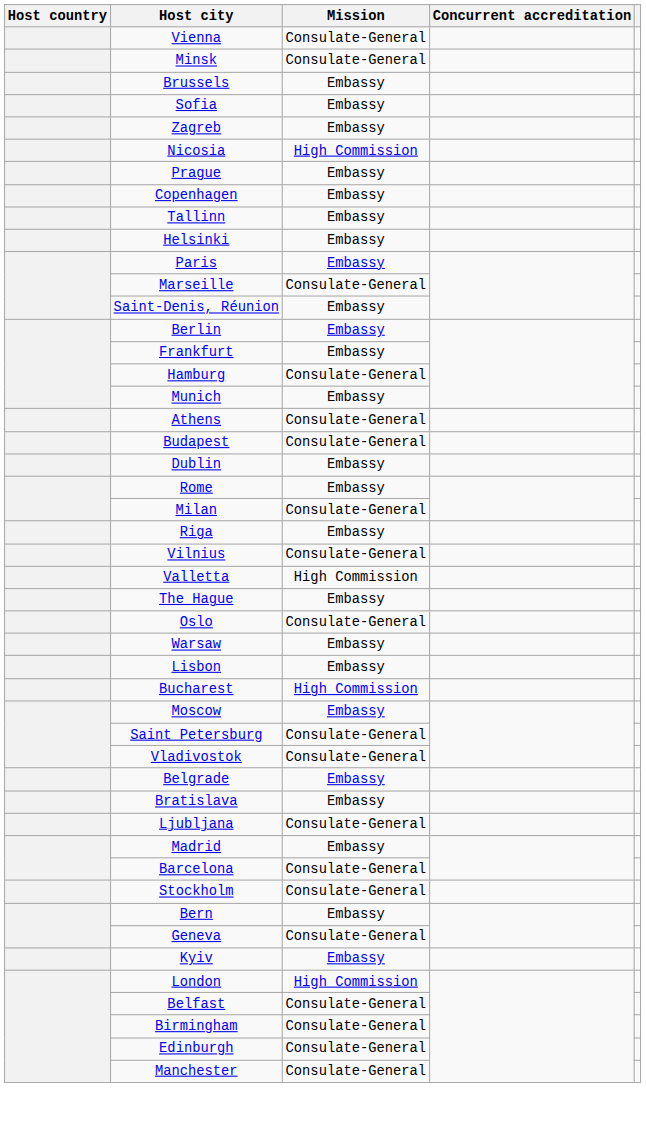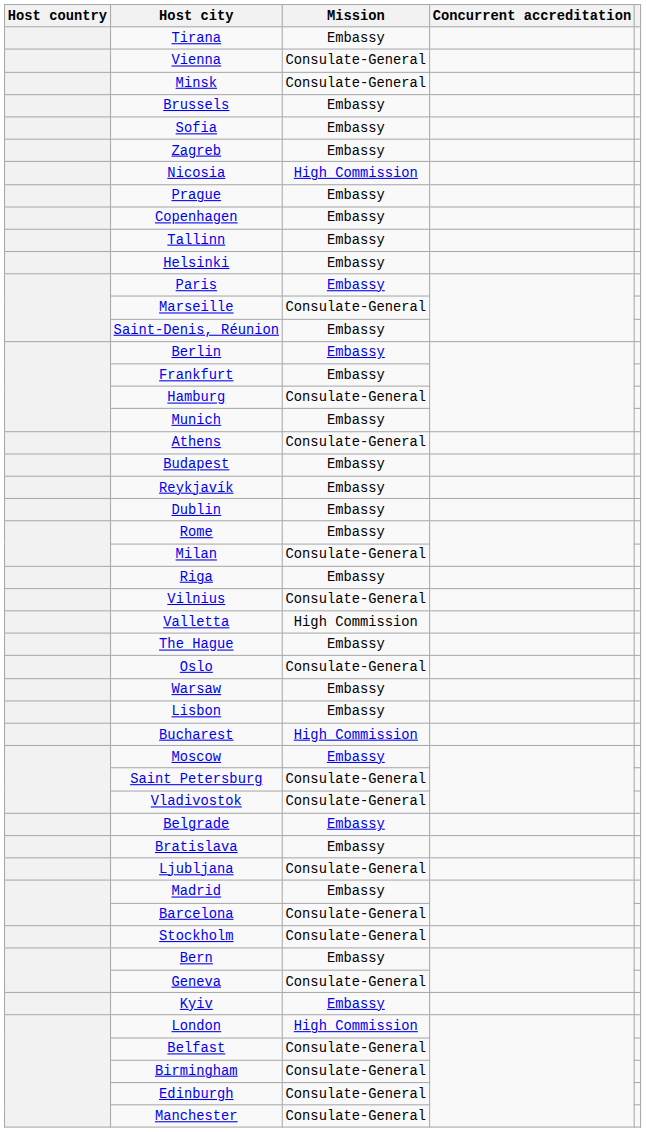+ row: (196, 38)
(356, 442) Consulate-General -> (356, 465) Embassy
+ row: (196, 487)
